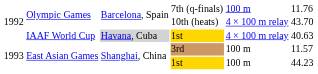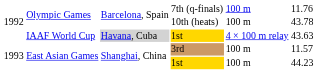(257, 22) 4 × 100 m relay -> (238, 22) 100 m
(302, 22) 43.70 -> (302, 22) 43.78
(302, 35) 40.63 -> (302, 35) 43.63
